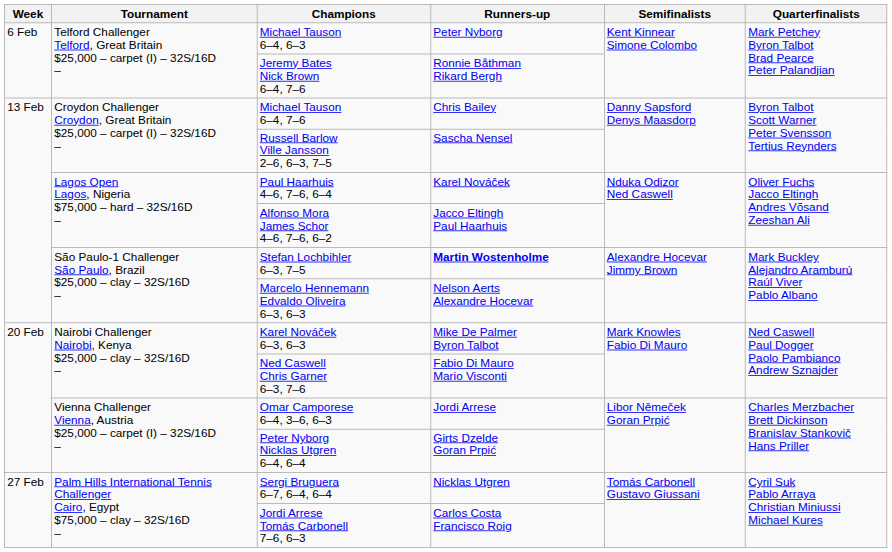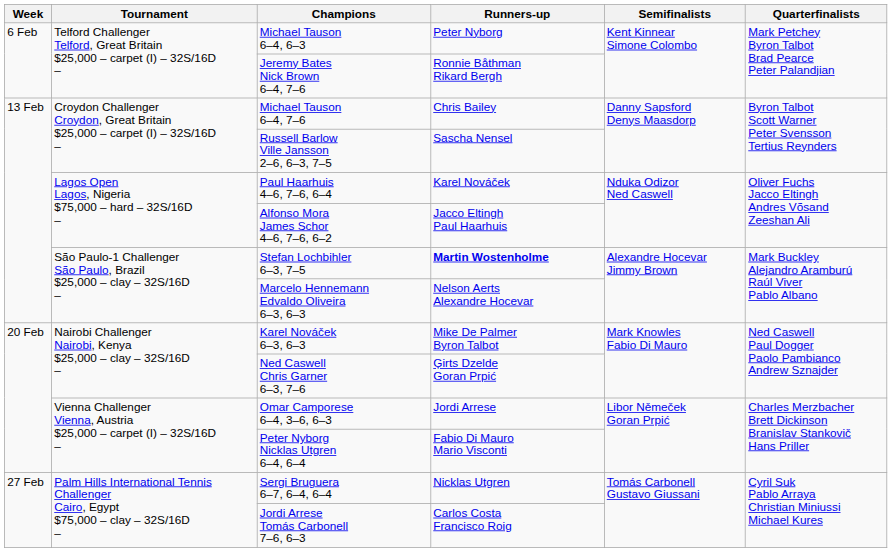(474, 369) Fabio Di Mauro Mario Visconti -> (466, 369) Ģirts Dzelde Goran Prpić
(466, 444) Ģirts Dzelde Goran Prpić -> (474, 444) Fabio Di Mauro Mario Visconti
